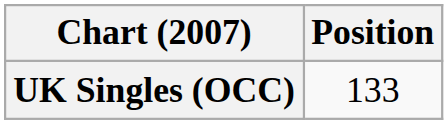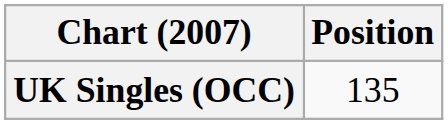(373, 89) 133 -> (373, 89) 135
